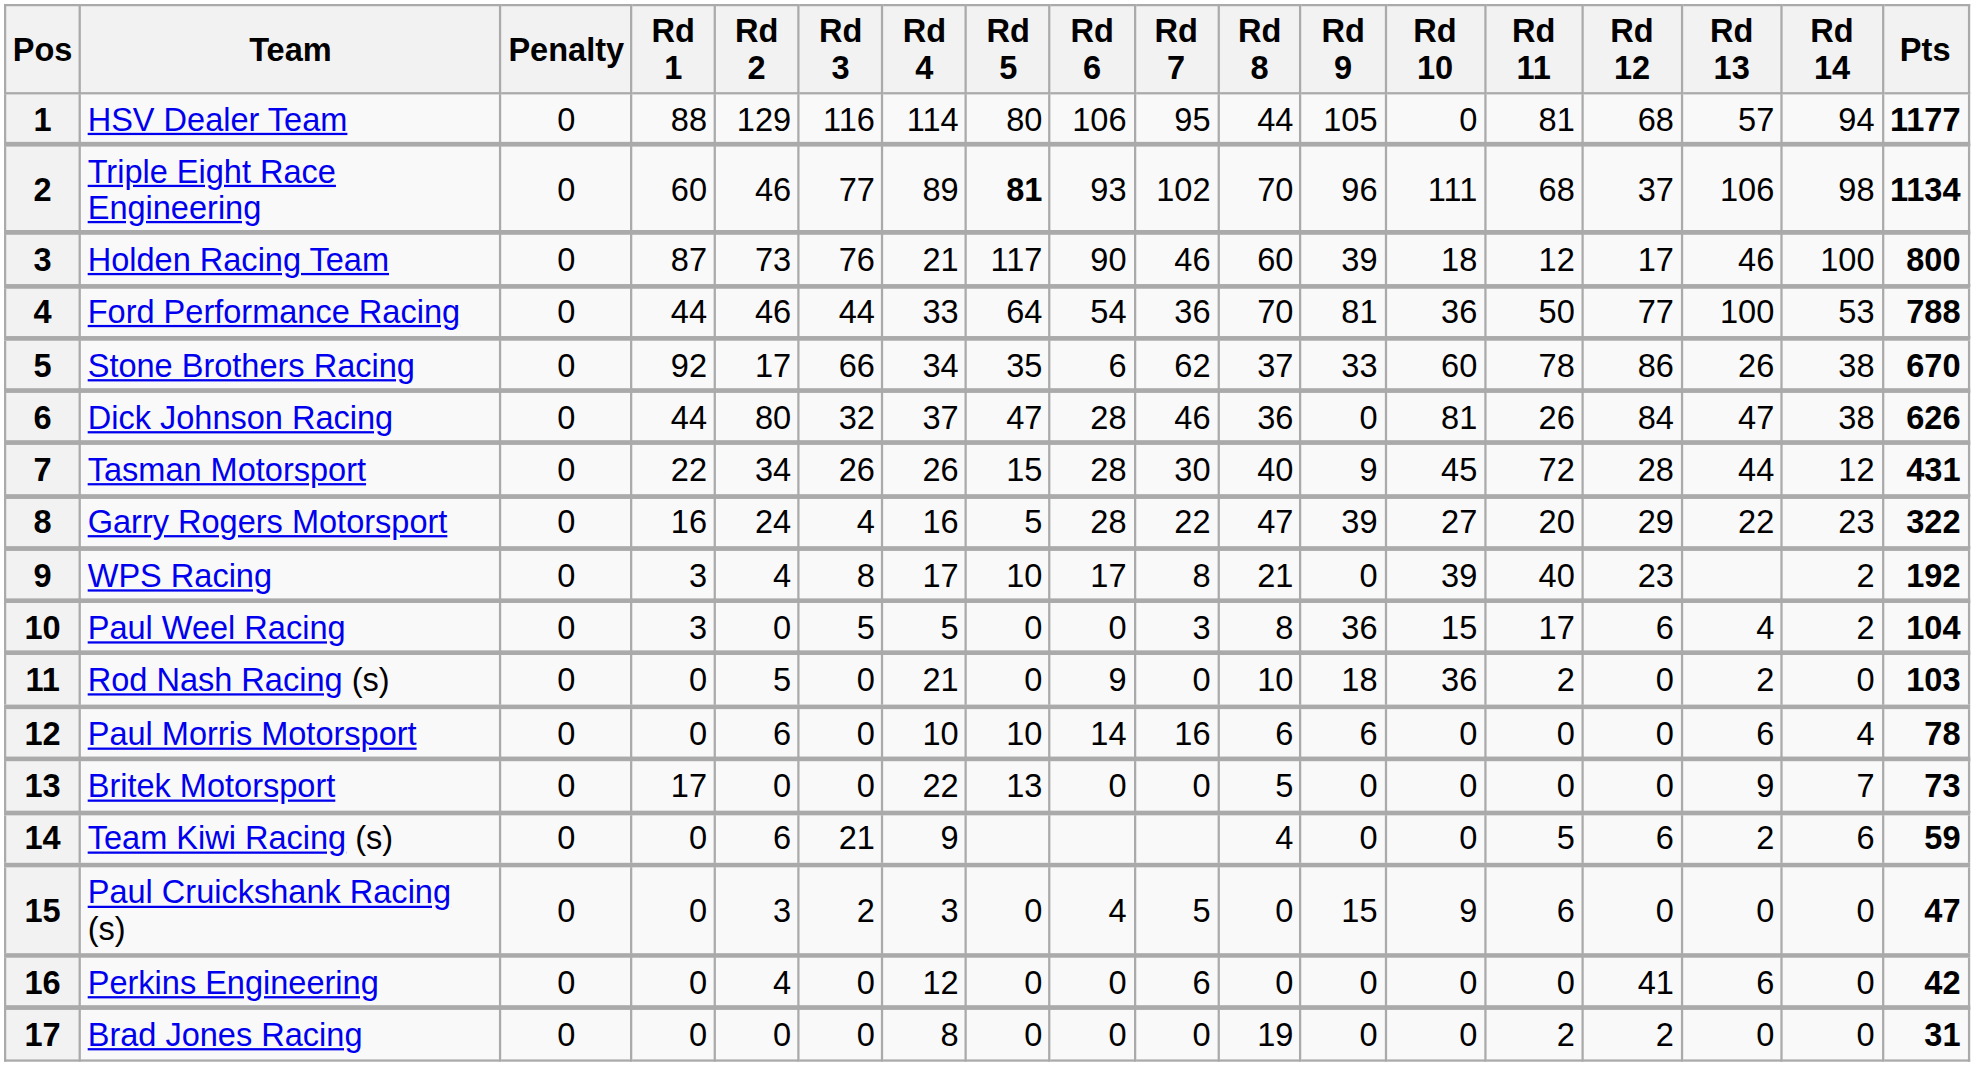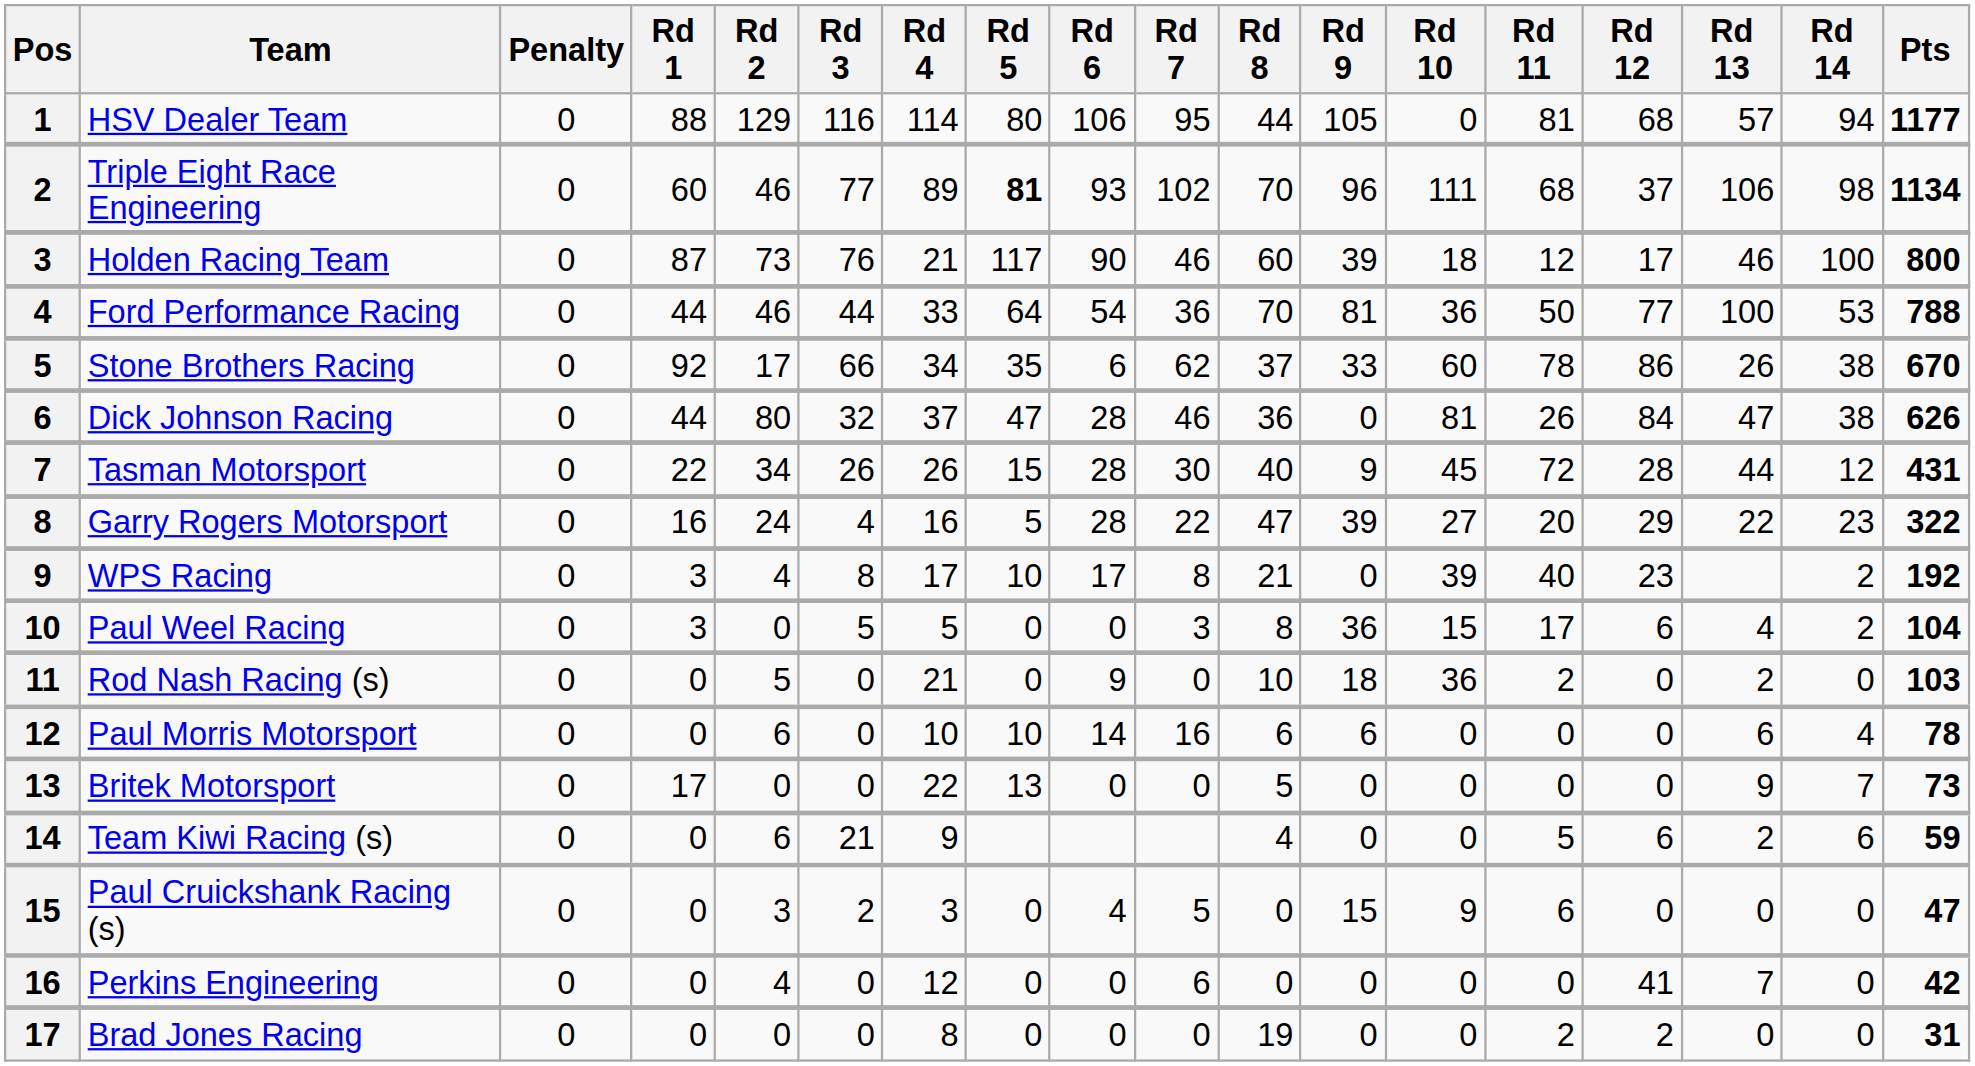(1765, 983) 6 -> (1765, 983) 7
